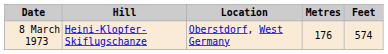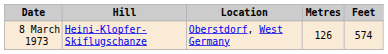(323, 35) 176 -> (323, 35) 126
